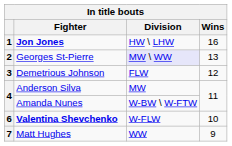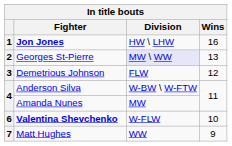(137, 88) MW -> (163, 88) W-BW \ W-FTW
(163, 103) W-BW \ W-FTW -> (137, 103) MW
